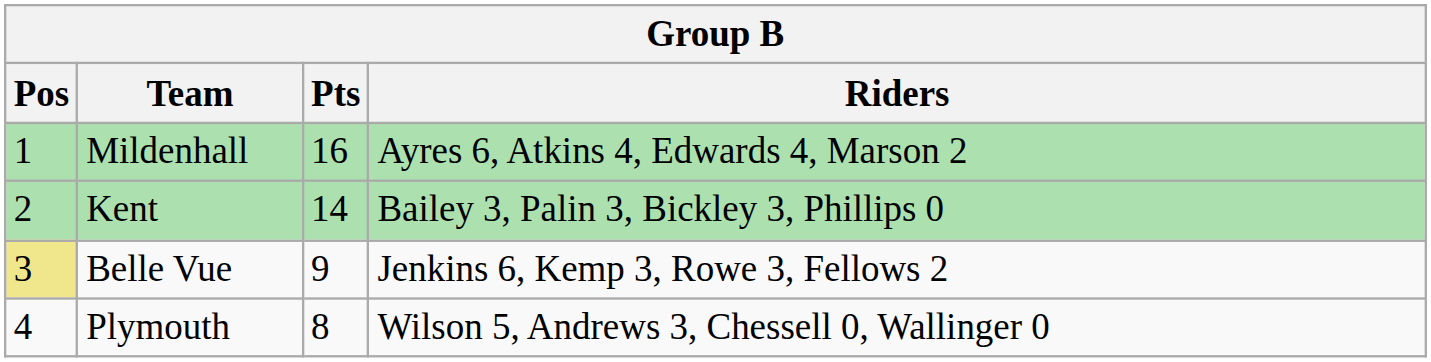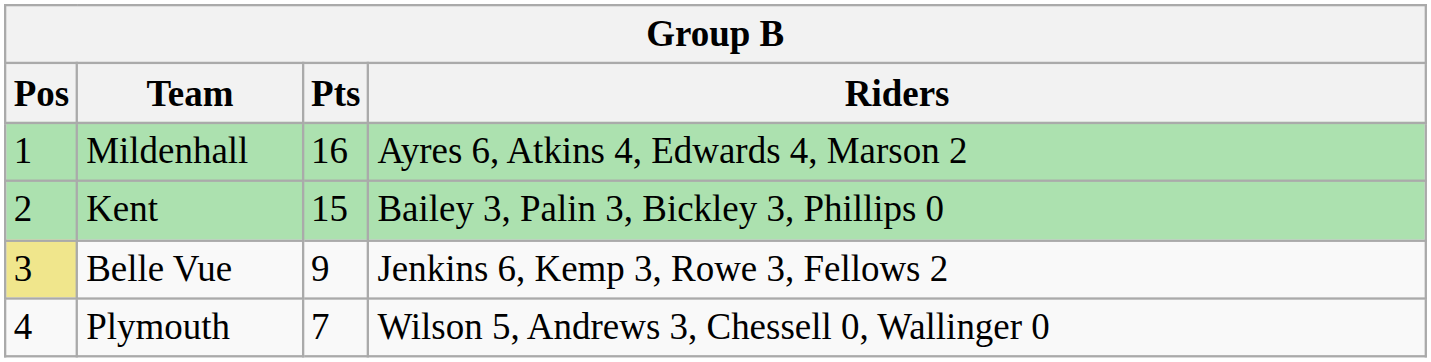(330, 209) 14 -> (330, 209) 15
(320, 326) 8 -> (320, 326) 7
